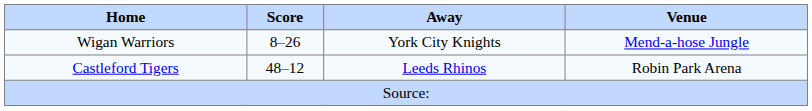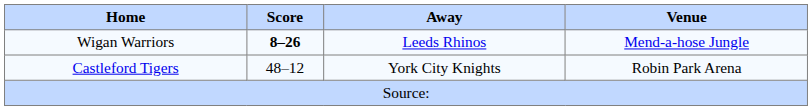(285, 42) normal -> (285, 42) bold
(444, 42) York City Knights -> (444, 42) Leeds Rhinos
(444, 67) Leeds Rhinos -> (444, 67) York City Knights
